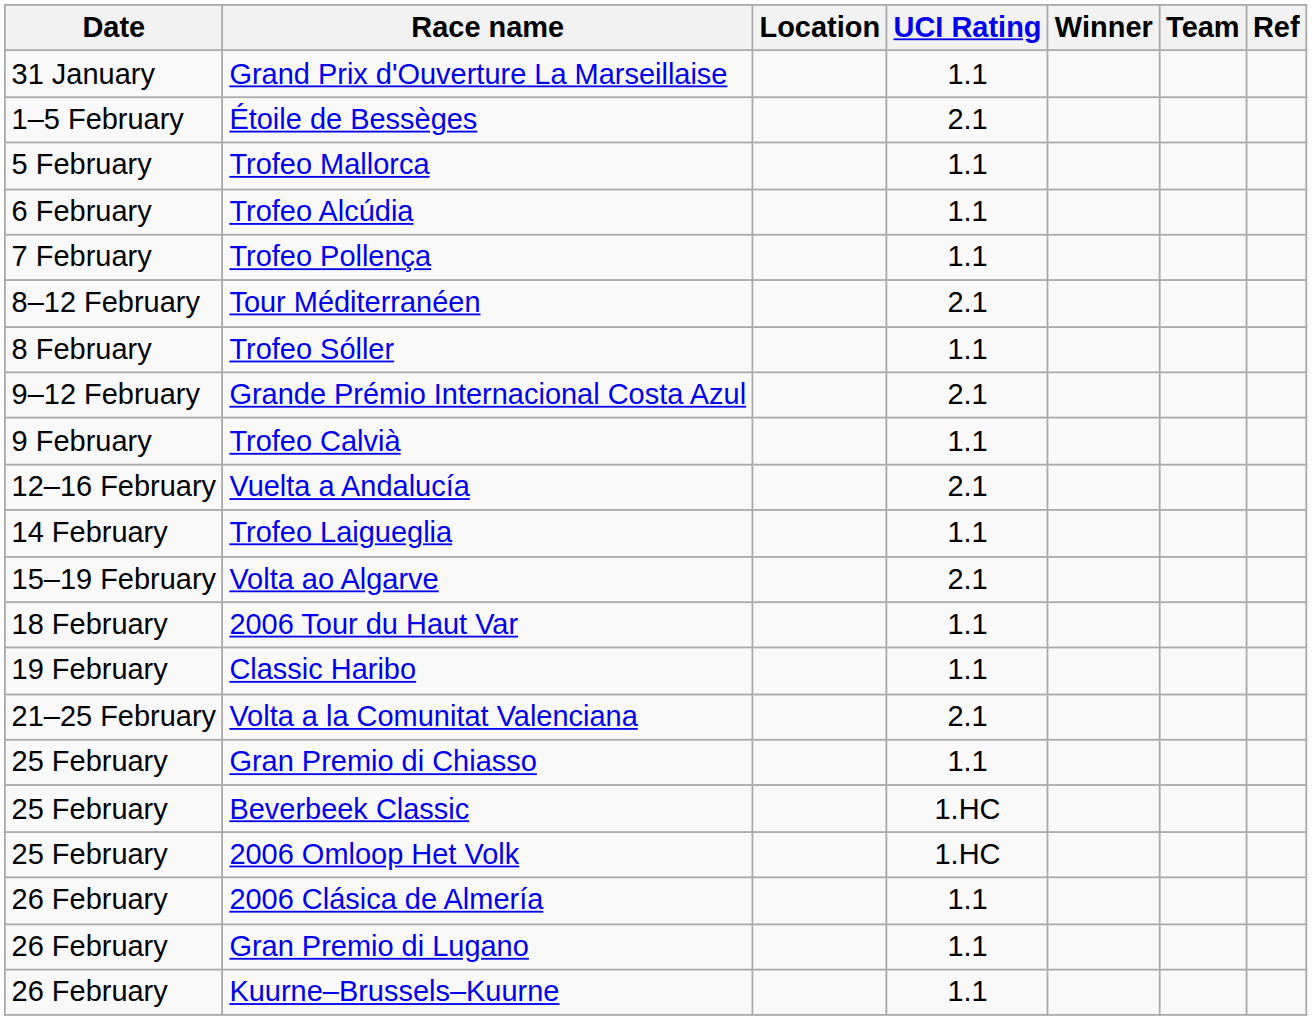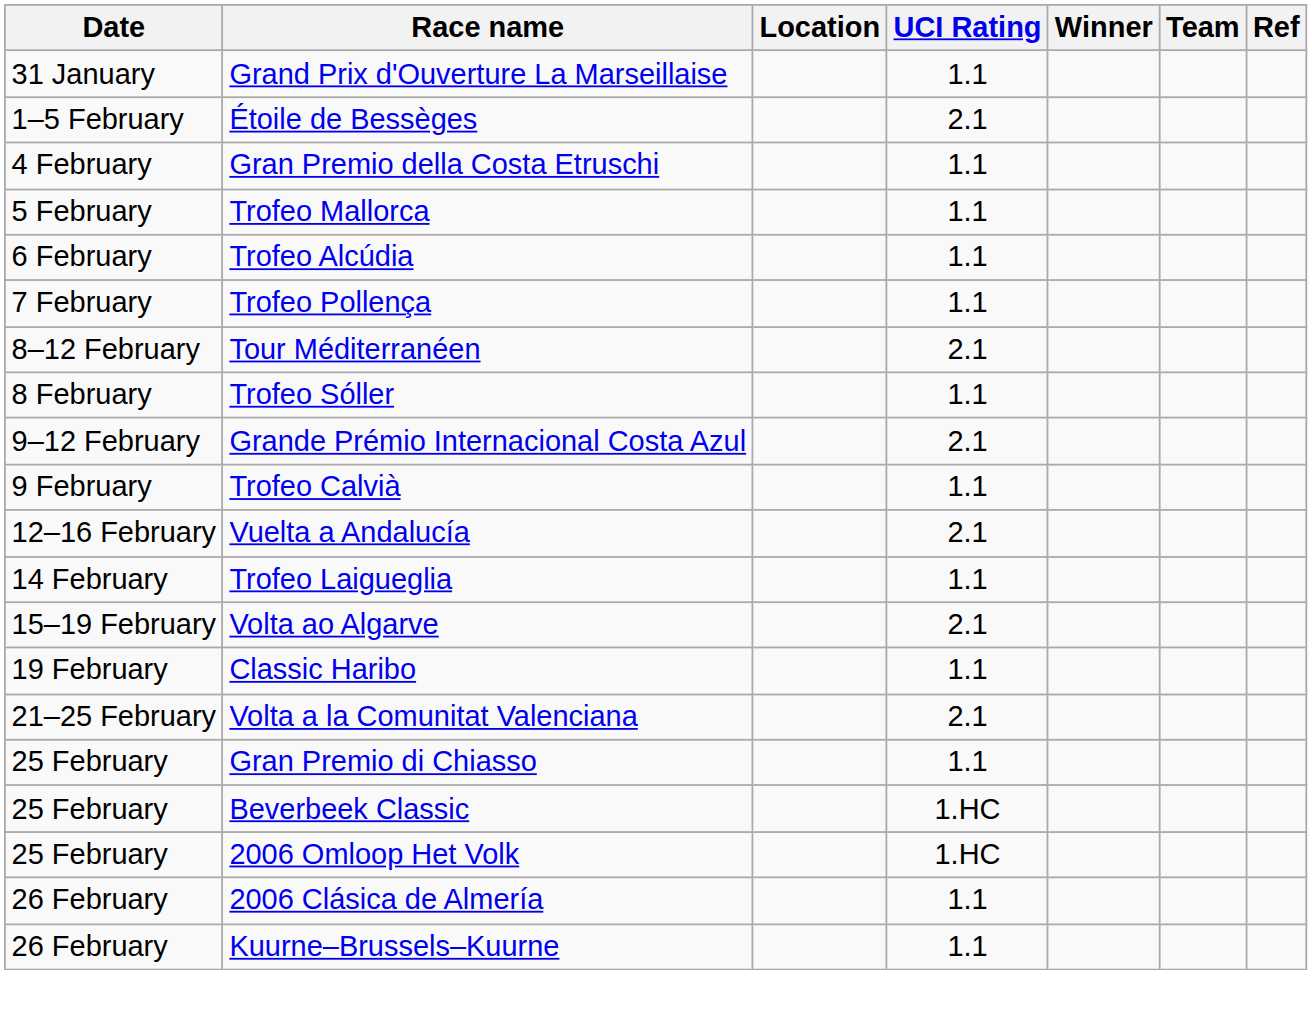+ row: (444, 165)
- row: (374, 624)
- row: (379, 946)
